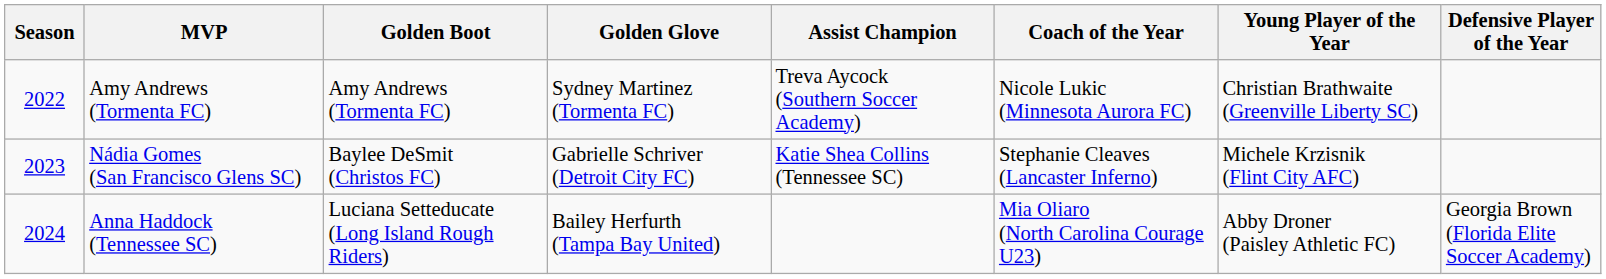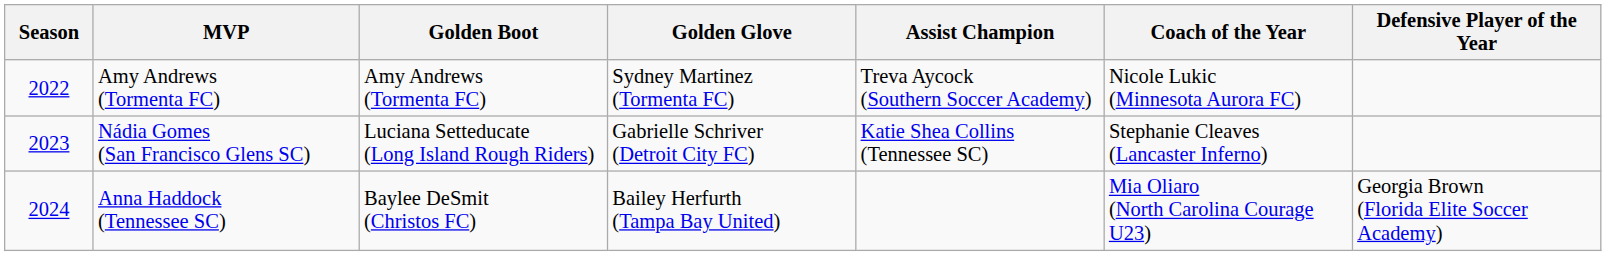- column: (1329, 32)
(391, 166) Baylee DeSmit (Christos FC) -> (479, 143) Luciana Setteducate (Long Island Rough Riders)
(411, 233) Luciana Setteducate (Long Island Rough Riders) -> (426, 210) Baylee DeSmit (Christos FC)
